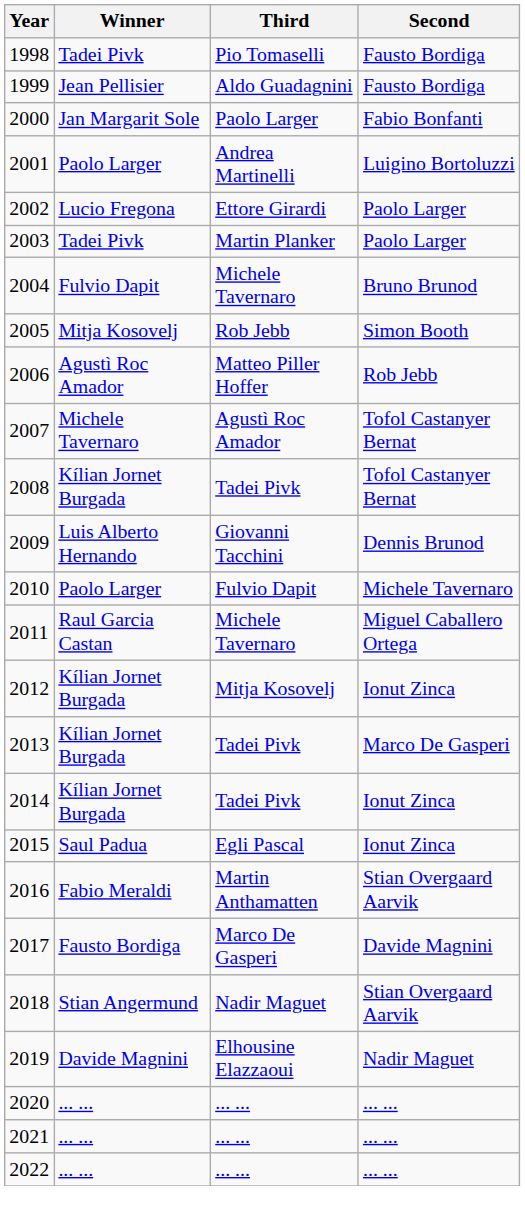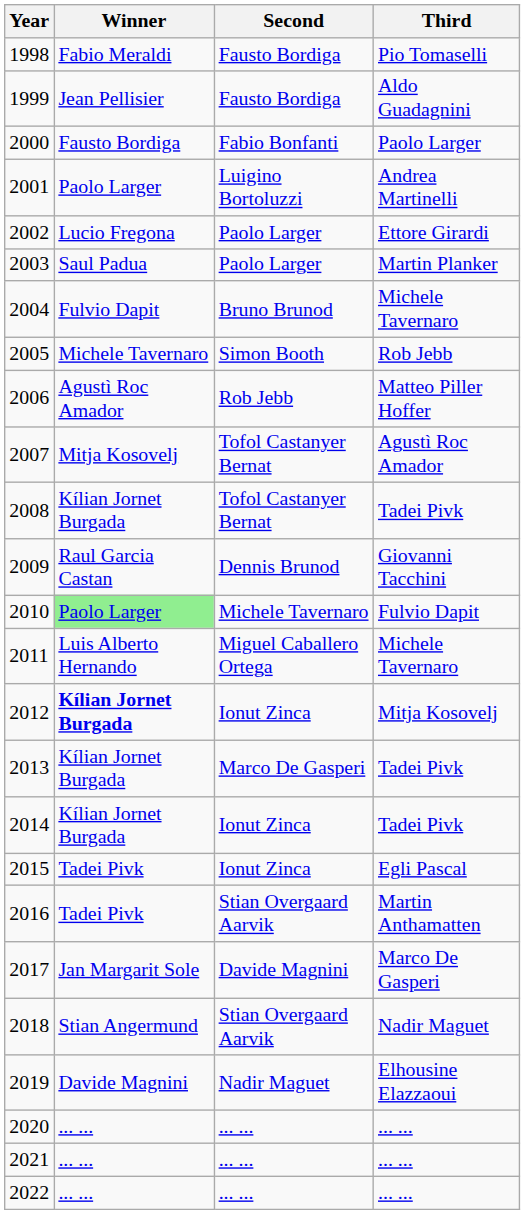columns swapped: (439, 21) <-> (284, 21)
(101, 54) Tadei Pivk -> (115, 54) Fabio Meraldi
(129, 119) Jan Margarit Sole -> (119, 143) Fausto Bordiga
(101, 241) Tadei Pivk -> (103, 264) Saul Padua
(118, 330) Mitja Kosovelj -> (133, 353) Michele Tavernaro
(98, 431) Michele Tavernaro -> (118, 454) Mitja Kosovelj
(108, 543) Luis Alberto Hernando -> (106, 567) Raul Garcia Castan
(110, 588) no background -> (110, 611) lightgreen background
(106, 632) Raul Garcia Castan -> (108, 656) Luis Alberto Hernando
(110, 688) normal -> (115, 712) bold
(103, 845) Saul Padua -> (101, 869) Tadei Pivk
(115, 890) Fabio Meraldi -> (101, 913) Tadei Pivk
(119, 946) Fausto Bordiga -> (129, 970) Jan Margarit Sole
